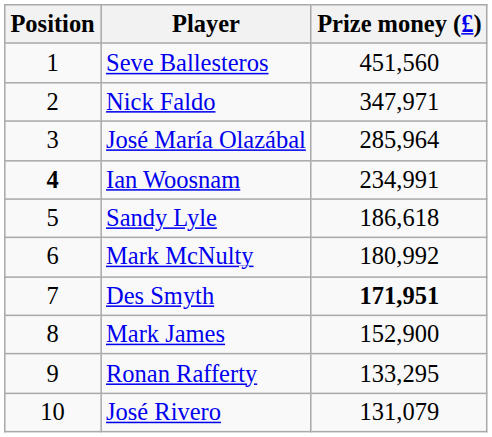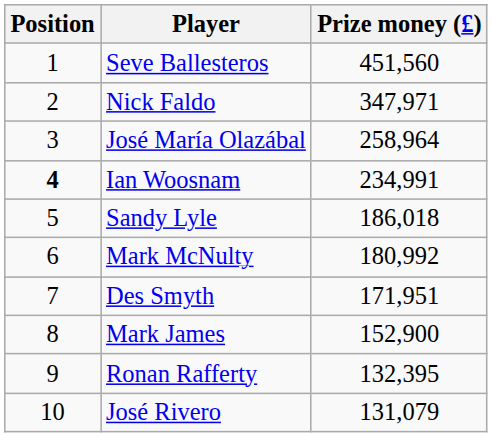(399, 140) 285,964 -> (399, 140) 258,964
(399, 218) 186,618 -> (399, 218) 186,018
(399, 295) bold -> (399, 295) normal
(399, 373) 133,295 -> (399, 373) 132,395
